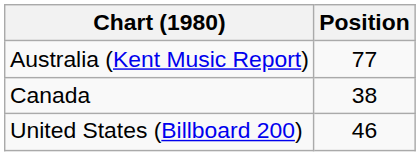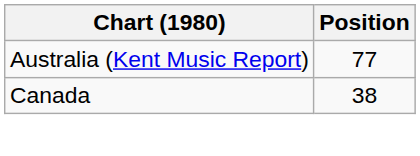- row: (156, 131)
